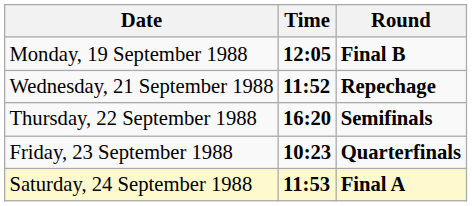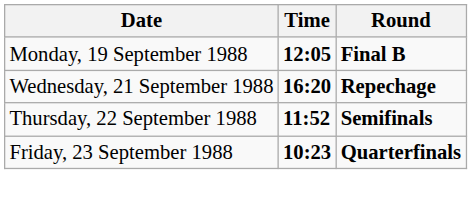(307, 86) 11:52 -> (307, 86) 16:20
(307, 119) 16:20 -> (307, 119) 11:52
- row: (131, 184)
